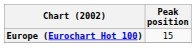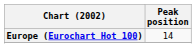(168, 36) 15 -> (168, 36) 14
